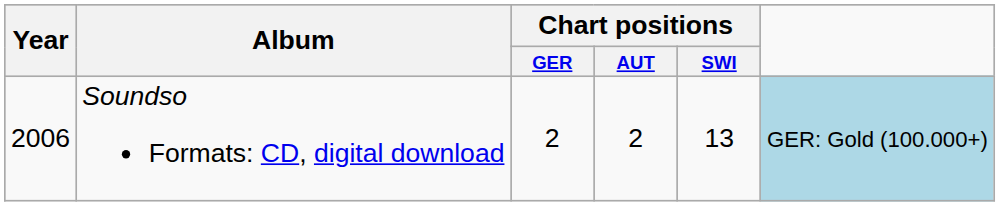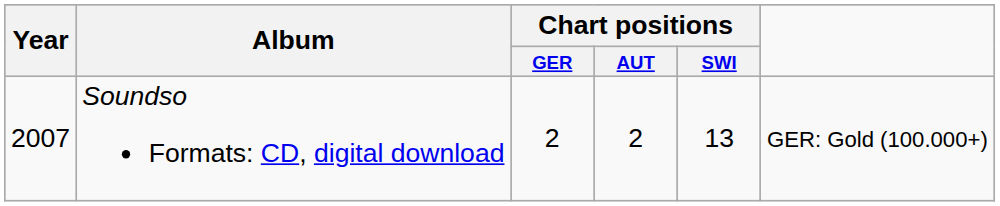(40, 138) 2006 -> (40, 138) 2007
(877, 139) lightblue background -> (877, 139) no background
